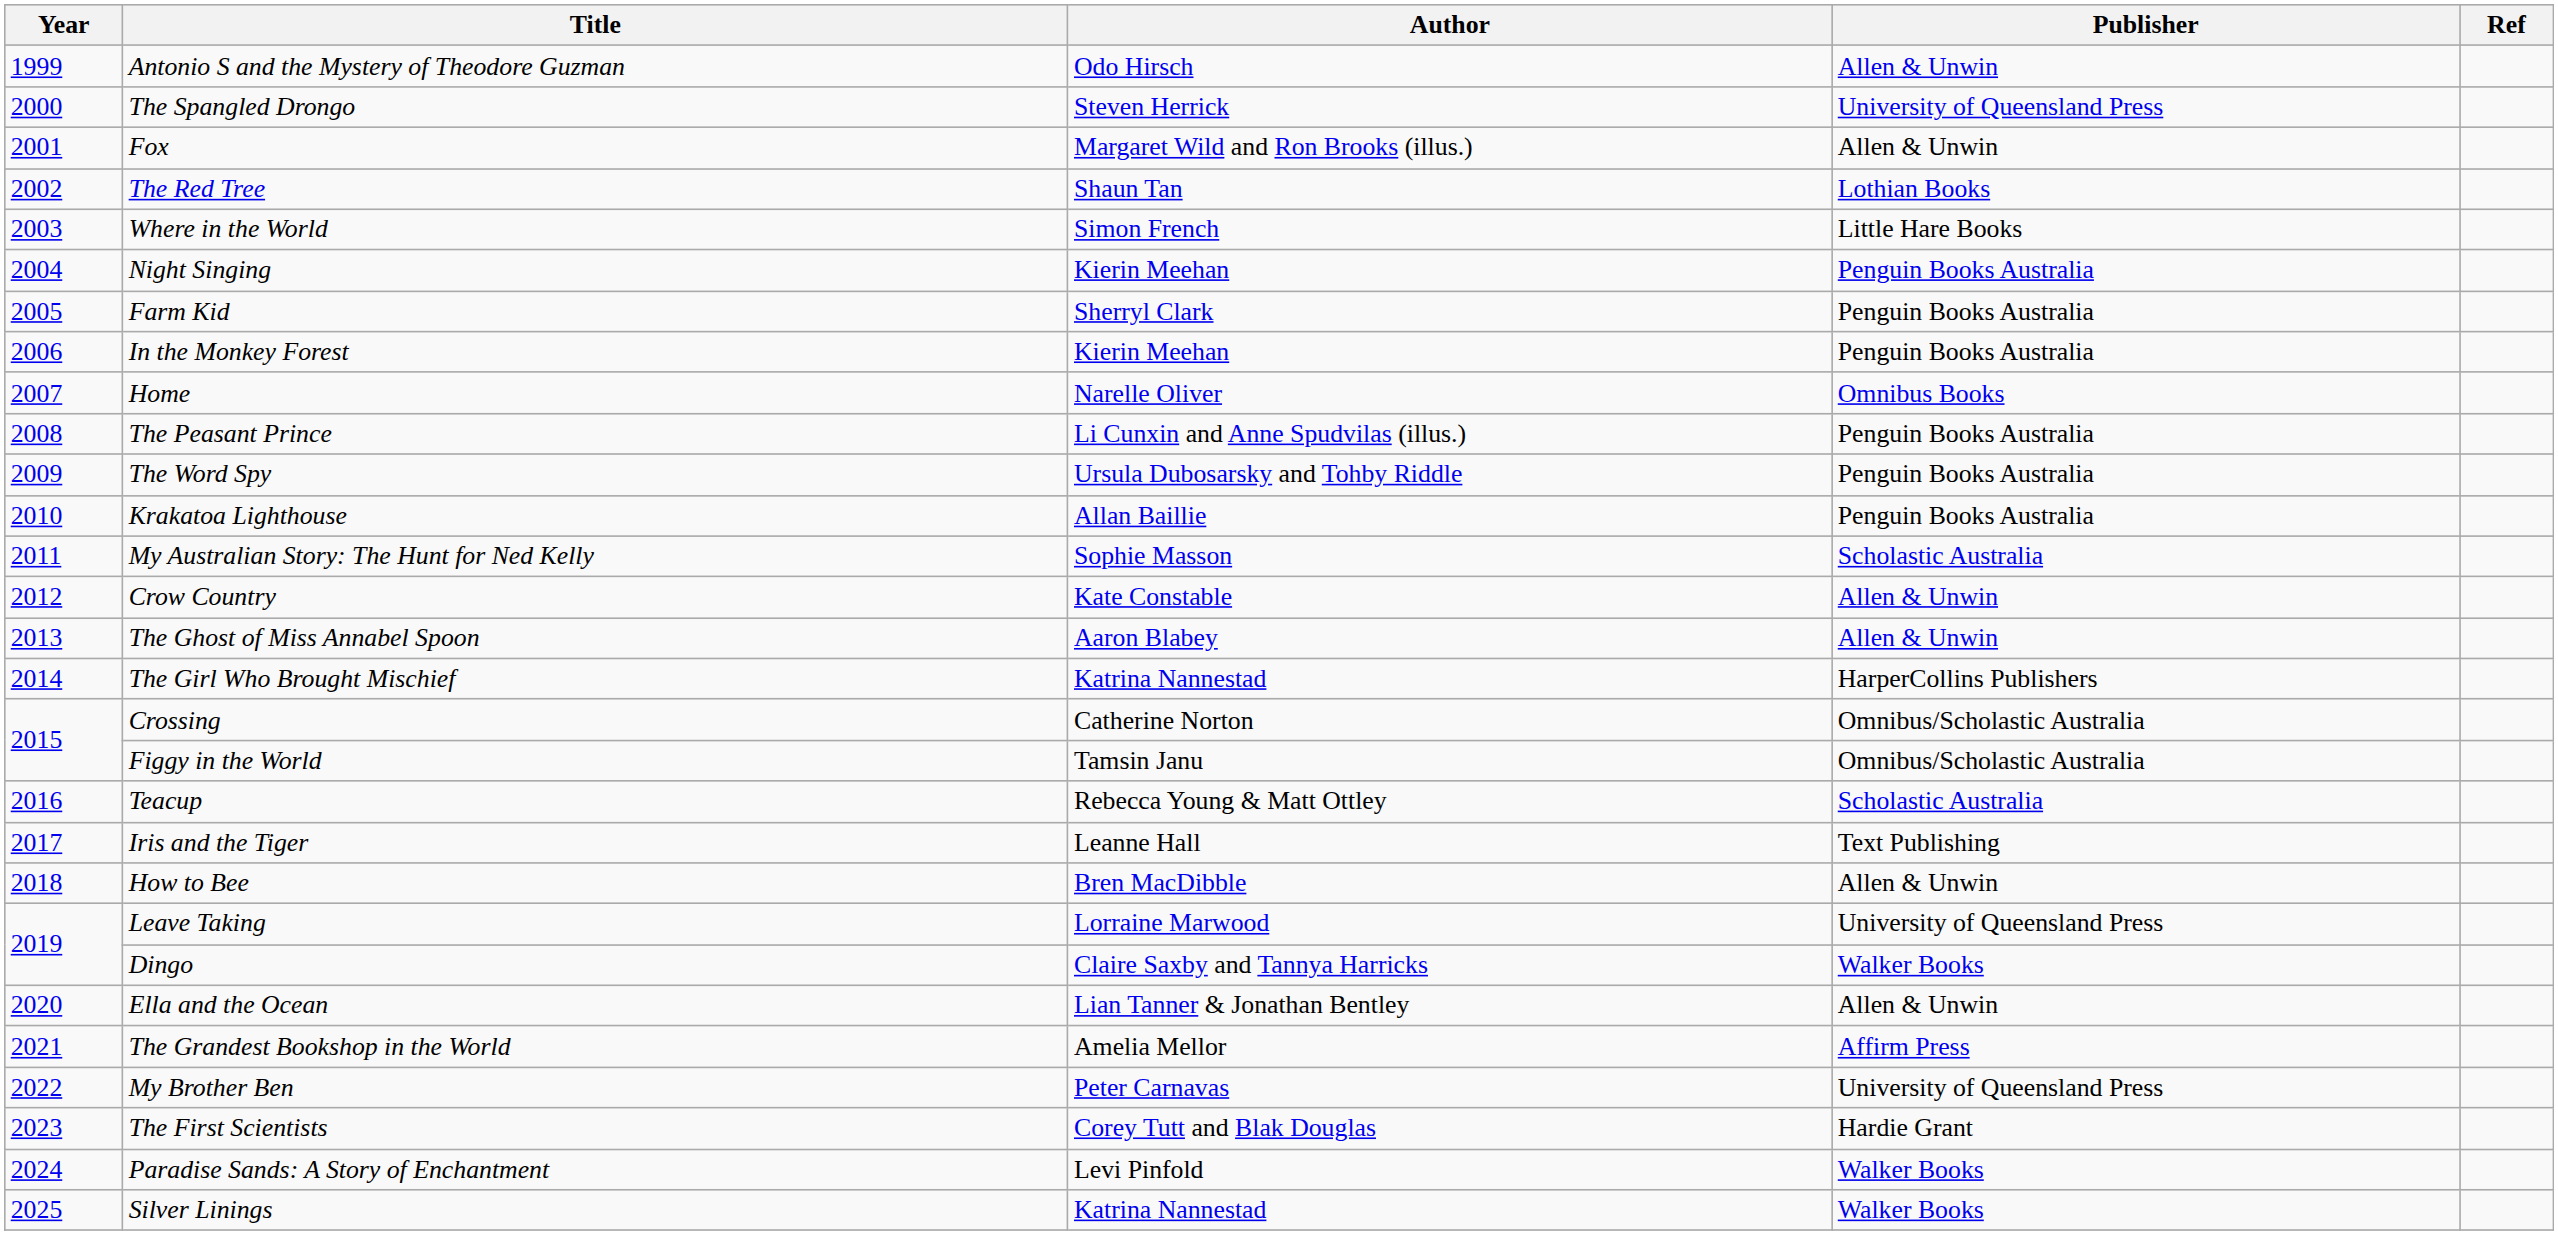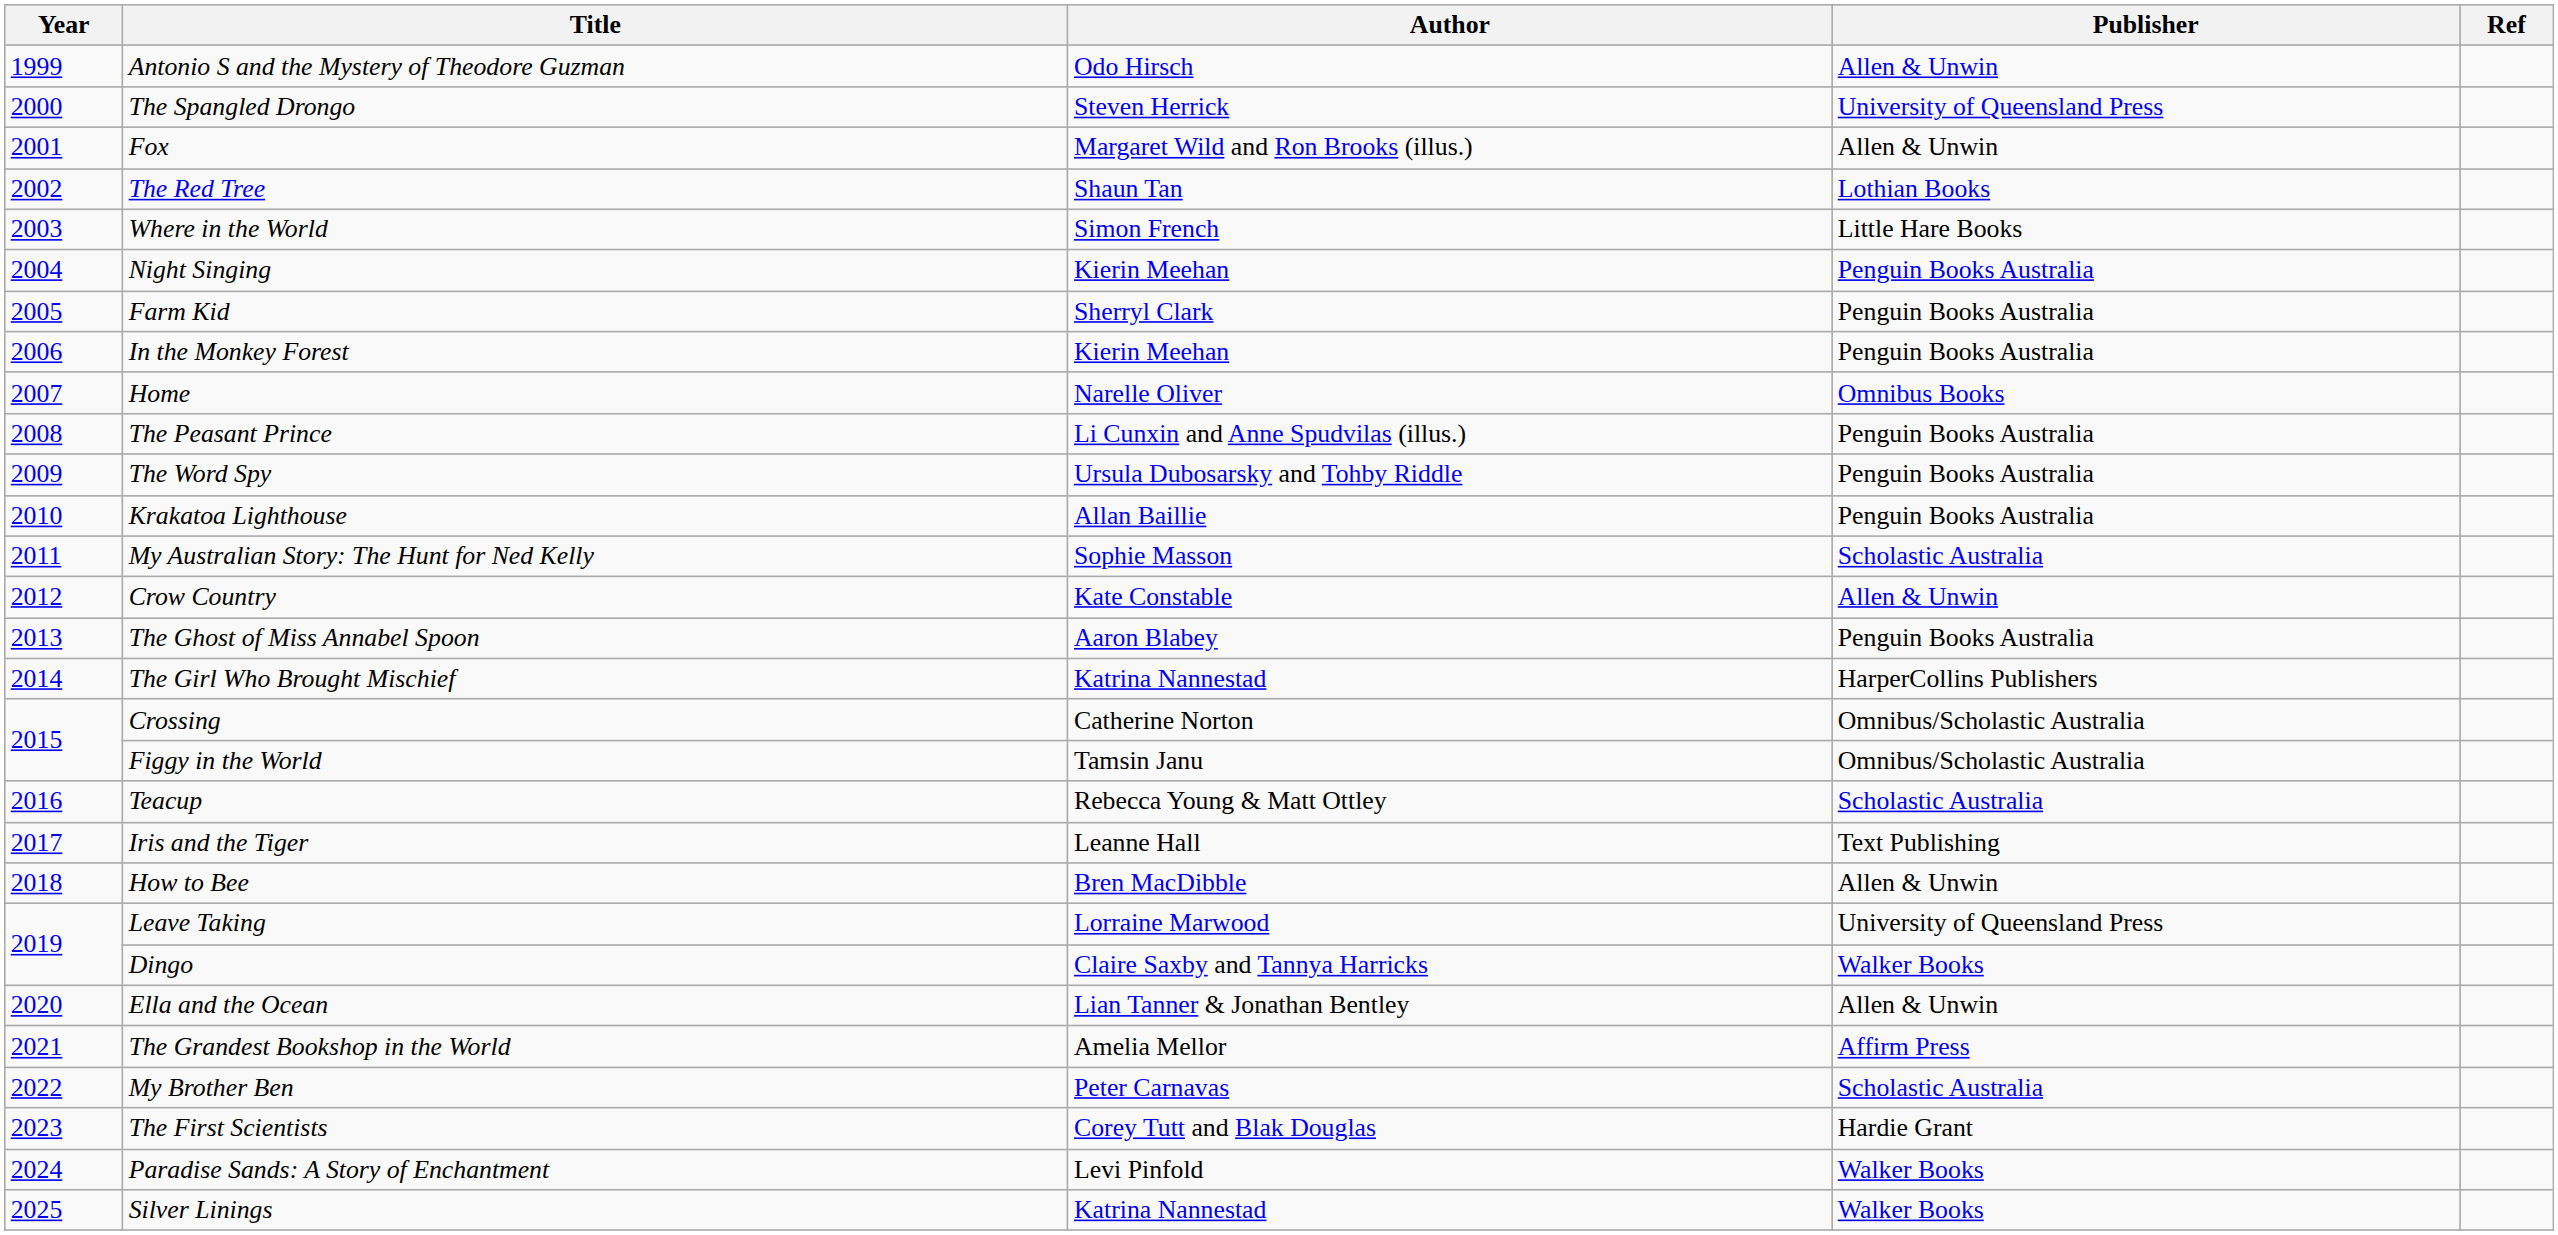(1918, 637) Allen & Unwin -> (1966, 637) Penguin Books Australia
(2001, 1087) University of Queensland Press -> (1940, 1087) Scholastic Australia
